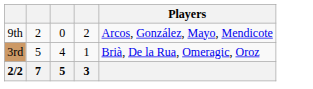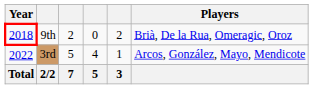+ column: (21, 14)
(187, 33) Arcos, González, Mayo, Mendicote -> (213, 34) Brià, De la Rua, Omeragic, Oroz
(180, 52) Brià, De la Rua, Omeragic, Oroz -> (220, 54) Arcos, González, Mayo, Mendicote
